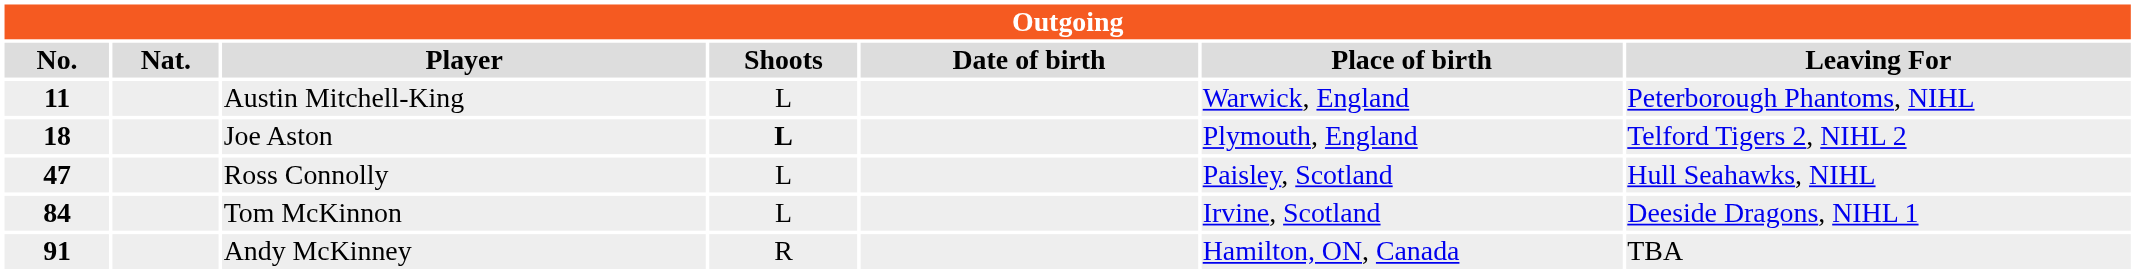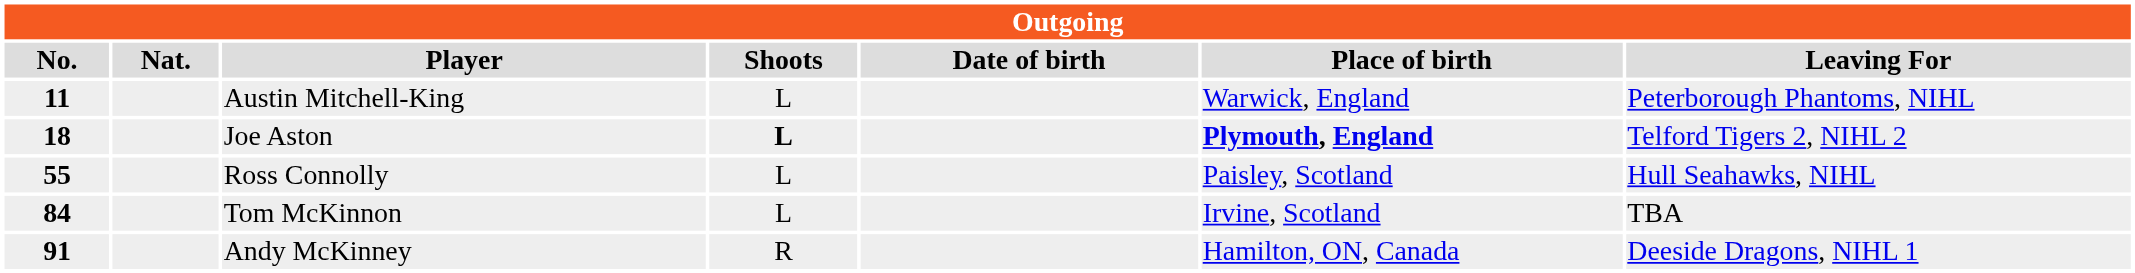(1310, 136) normal -> (1318, 136) bold
(57, 174) 47 -> (57, 174) 55
(1773, 212) Deeside Dragons, NIHL 1 -> (1655, 212) TBA
(1655, 251) TBA -> (1773, 251) Deeside Dragons, NIHL 1
